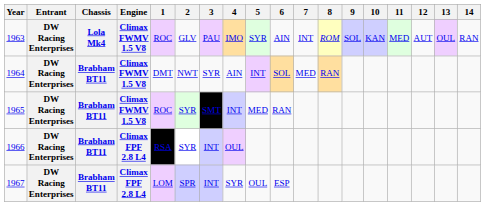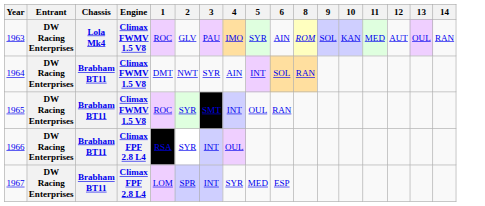- column: (306, 12)
(258, 110) MED -> (258, 110) OUL
(258, 183) OUL -> (258, 183) MED
